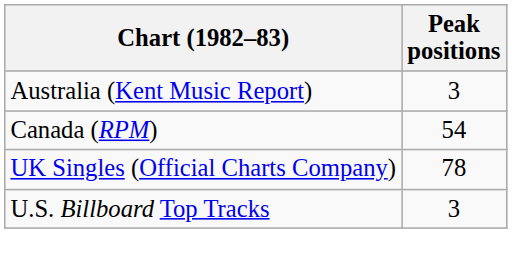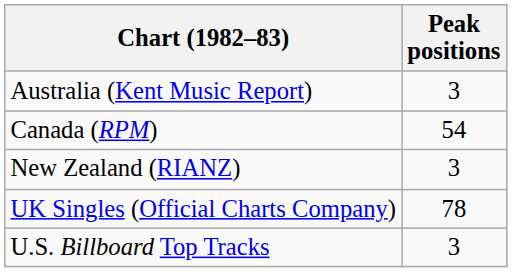+ row: (125, 168)
